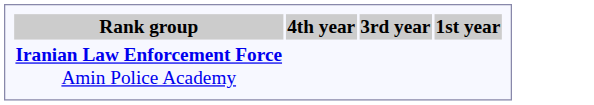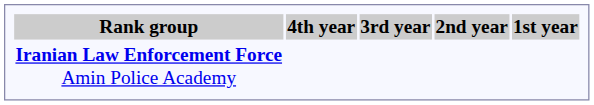+ column: (472, 26)
